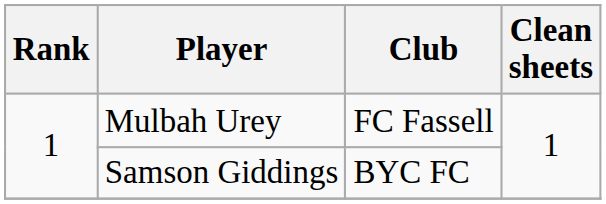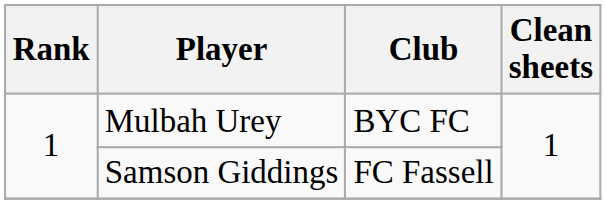(424, 119) FC Fassell -> (412, 119) BYC FC
(412, 172) BYC FC -> (424, 172) FC Fassell
